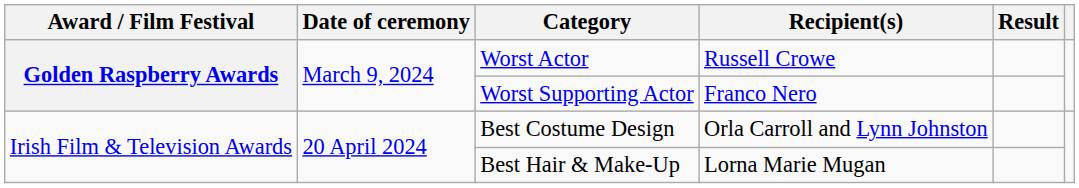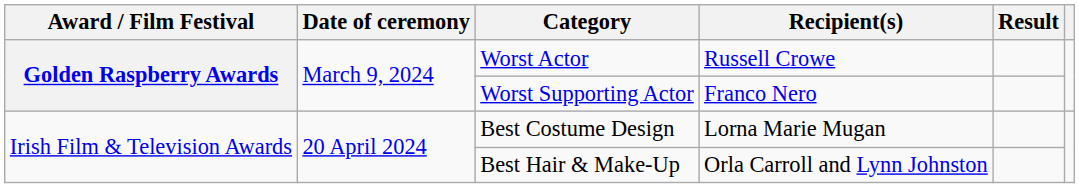(846, 128) Orla Carroll and Lynn Johnston -> (795, 128) Lorna Marie Mugan
(795, 164) Lorna Marie Mugan -> (846, 164) Orla Carroll and Lynn Johnston
